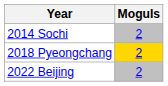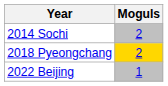(139, 72) 2 -> (139, 72) 1
